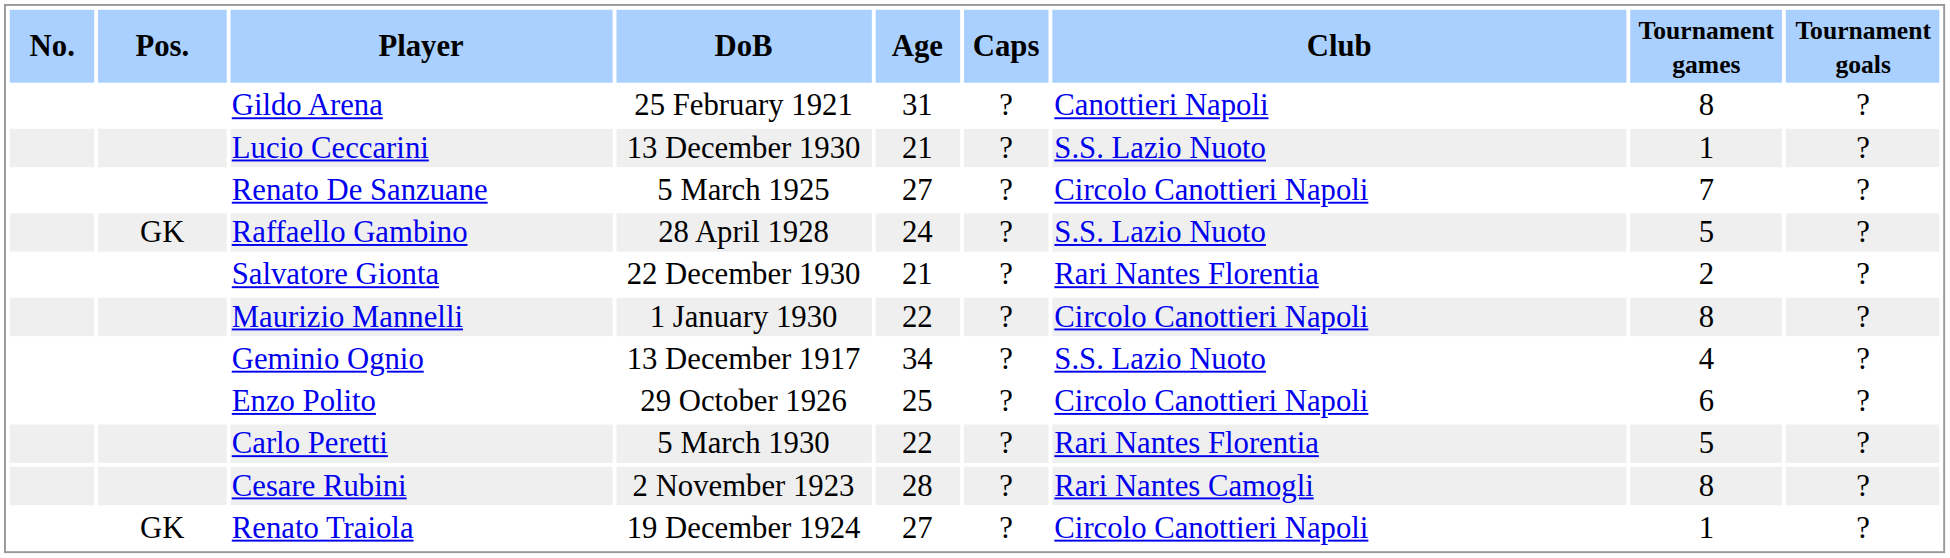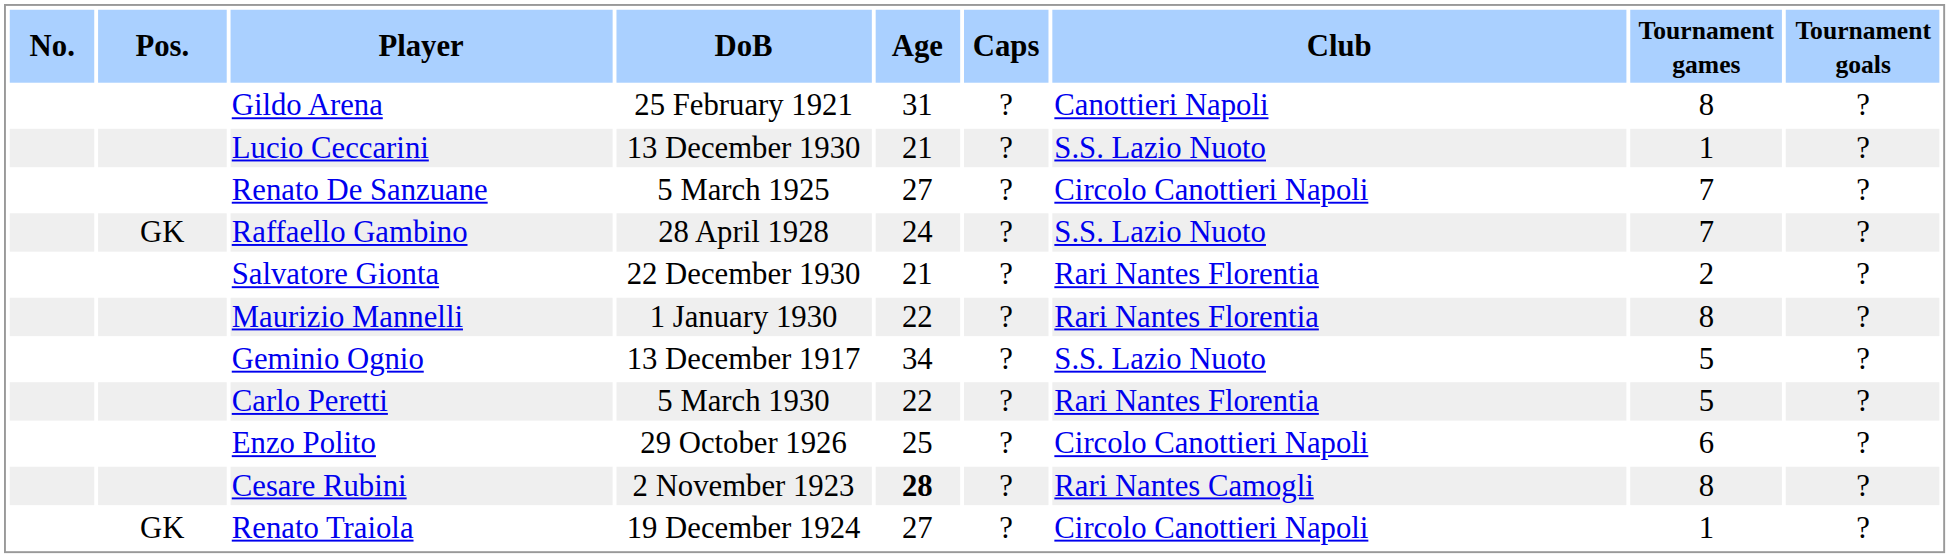(1706, 232) 5 -> (1706, 232) 7
(1211, 316) Circolo Canottieri Napoli -> (1187, 316) Rari Nantes Florentia
(1706, 358) 4 -> (1706, 358) 5
rows swapped: (310, 443) <-> (304, 400)
(917, 485) normal -> (917, 485) bold
